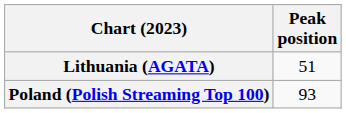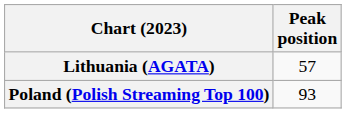(307, 66) 51 -> (307, 66) 57
